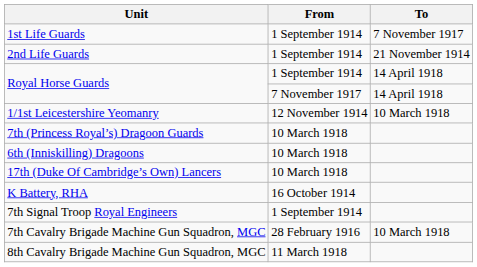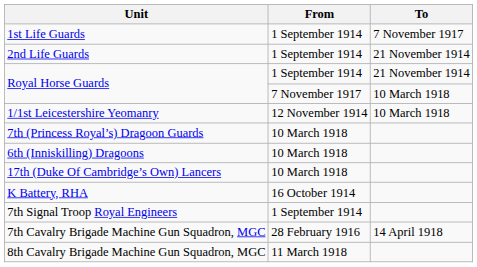(408, 73) 14 April 1918 -> (422, 73) 21 November 1914
(408, 93) 14 April 1918 -> (411, 93) 10 March 1918
(411, 232) 10 March 1918 -> (408, 232) 14 April 1918
